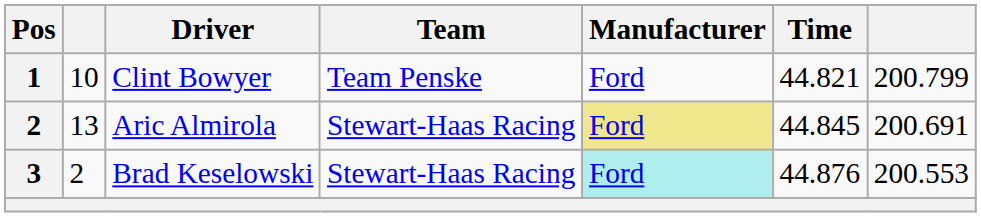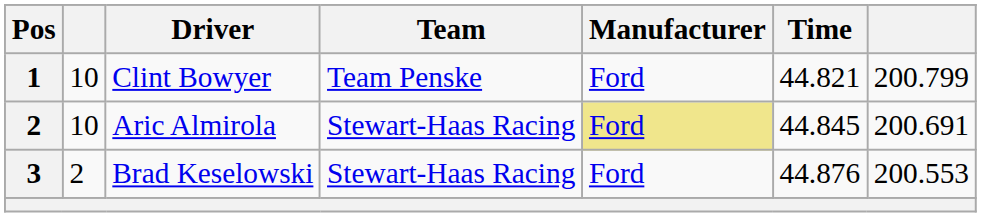(84, 125) 13 -> (84, 125) 10
(617, 173) paleturquoise background -> (617, 173) no background
